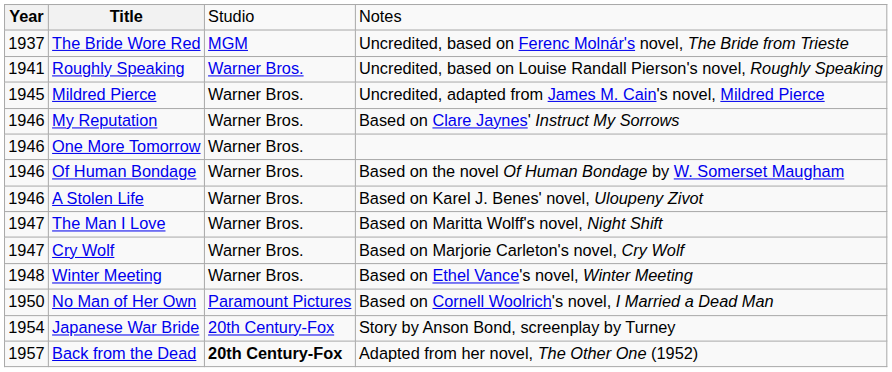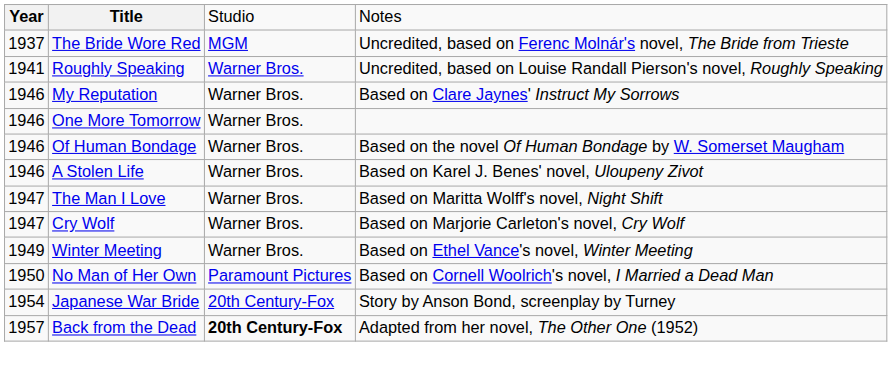- row: (104, 95)
(26, 276) 1948 -> (26, 250) 1949
